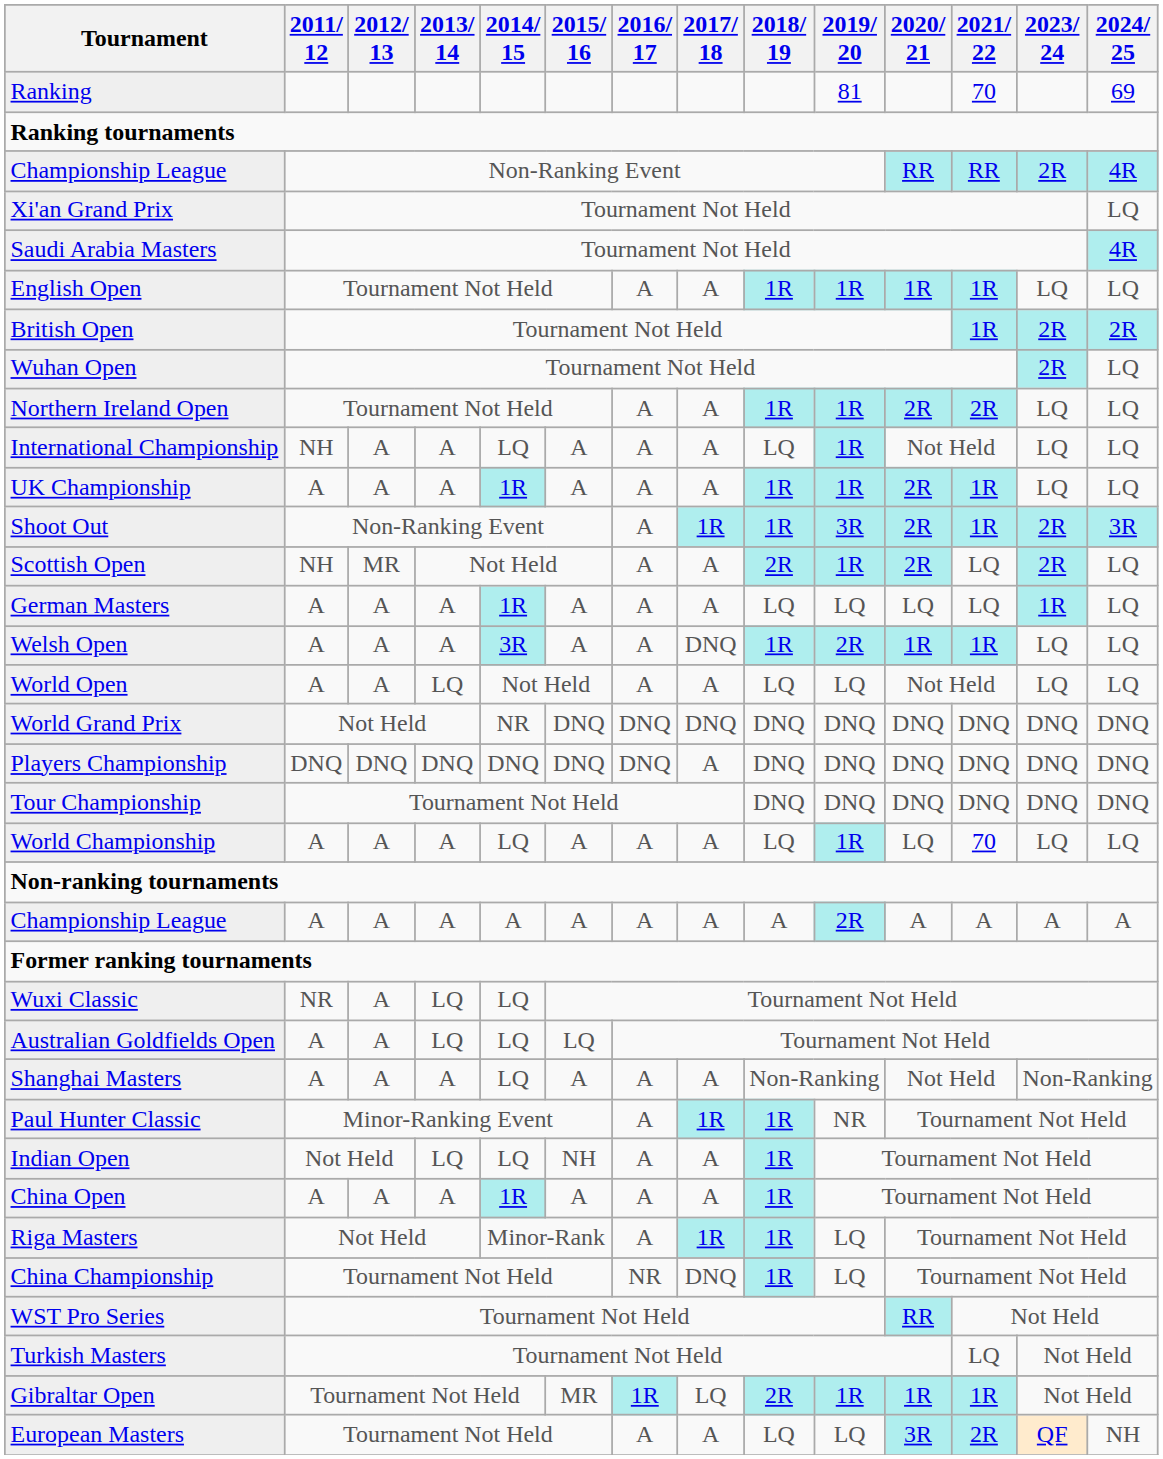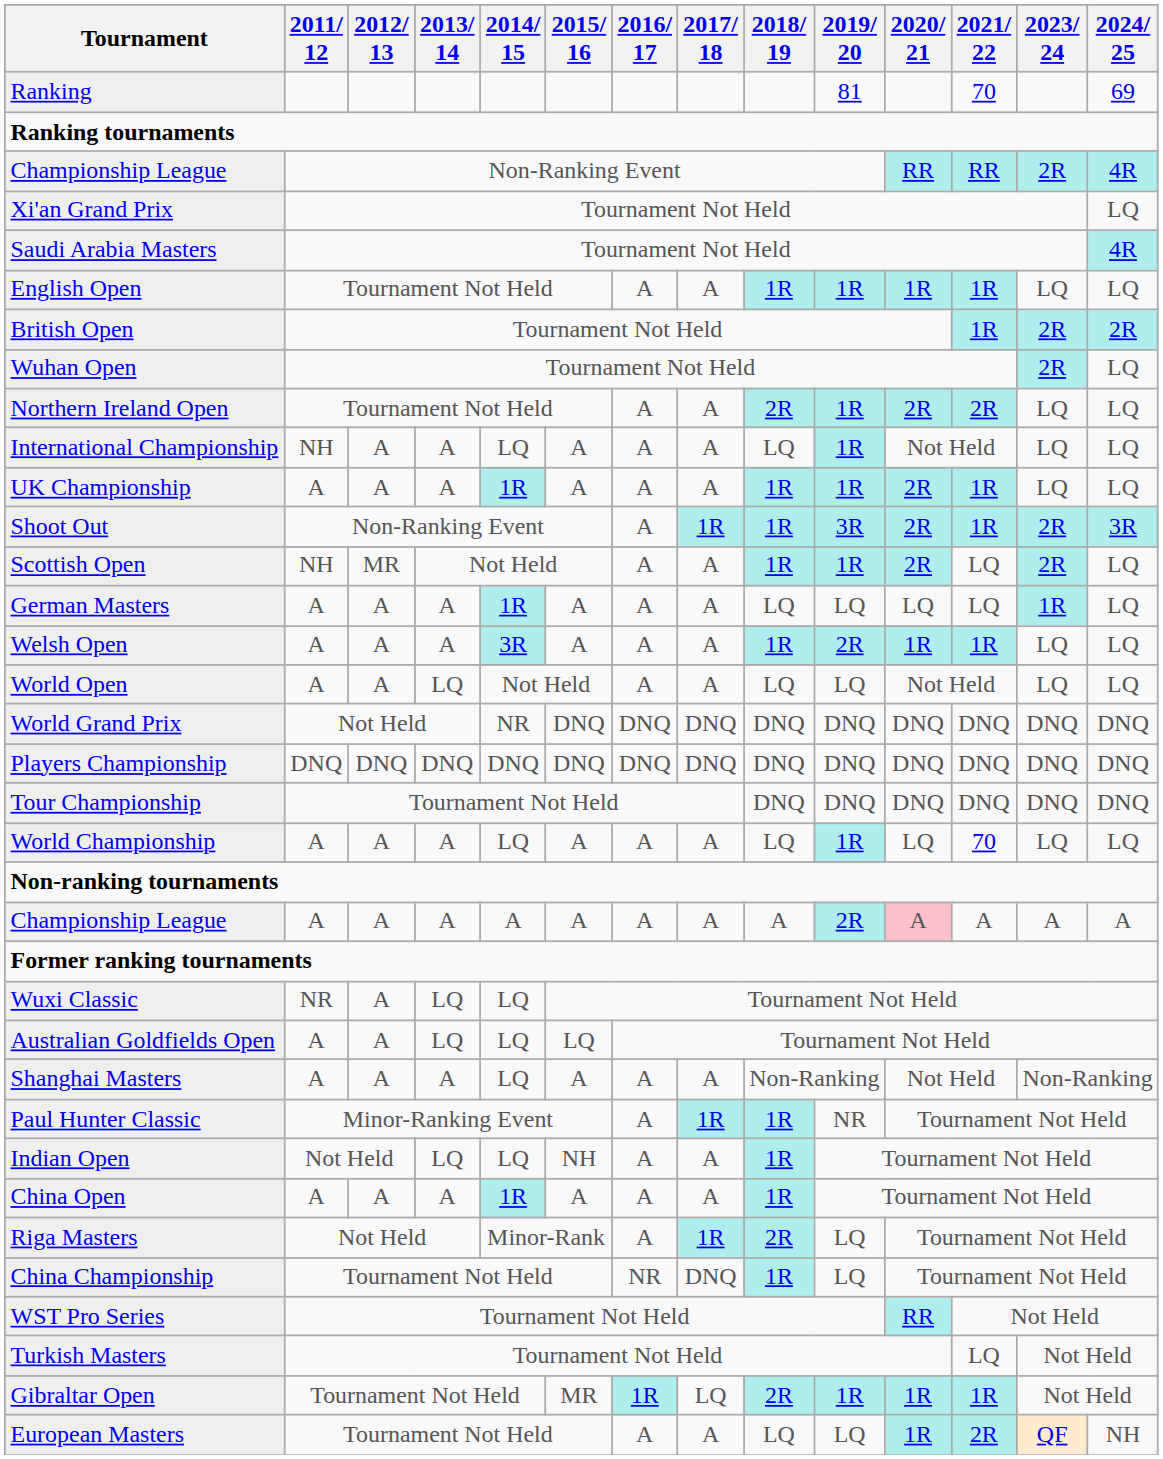(779, 407) 1R -> (779, 407) 2R
(779, 565) 2R -> (779, 565) 1R
(711, 644) DNQ -> (711, 644) A
(711, 762) A -> (711, 762) DNQ
(918, 920) no background -> (918, 920) pink background
(779, 1236) 1R -> (779, 1236) 2R
(918, 1434) 3R -> (918, 1434) 1R
